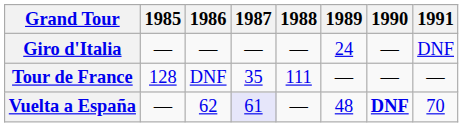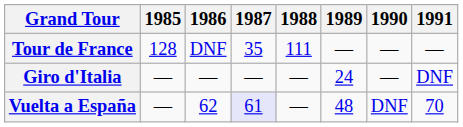rows swapped: (72, 48) <-> (72, 77)
(390, 106) bold -> (389, 106) normal
